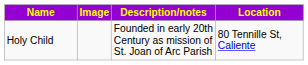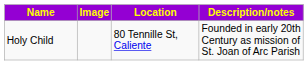columns swapped: (259, 12) <-> (163, 12)
